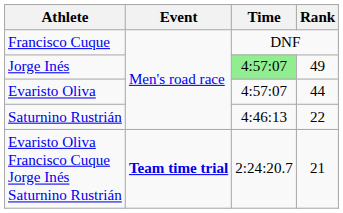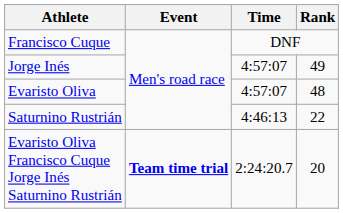(264, 67) lightgreen background -> (264, 67) no background
(318, 92) 44 -> (318, 92) 48
(318, 168) 21 -> (318, 168) 20
